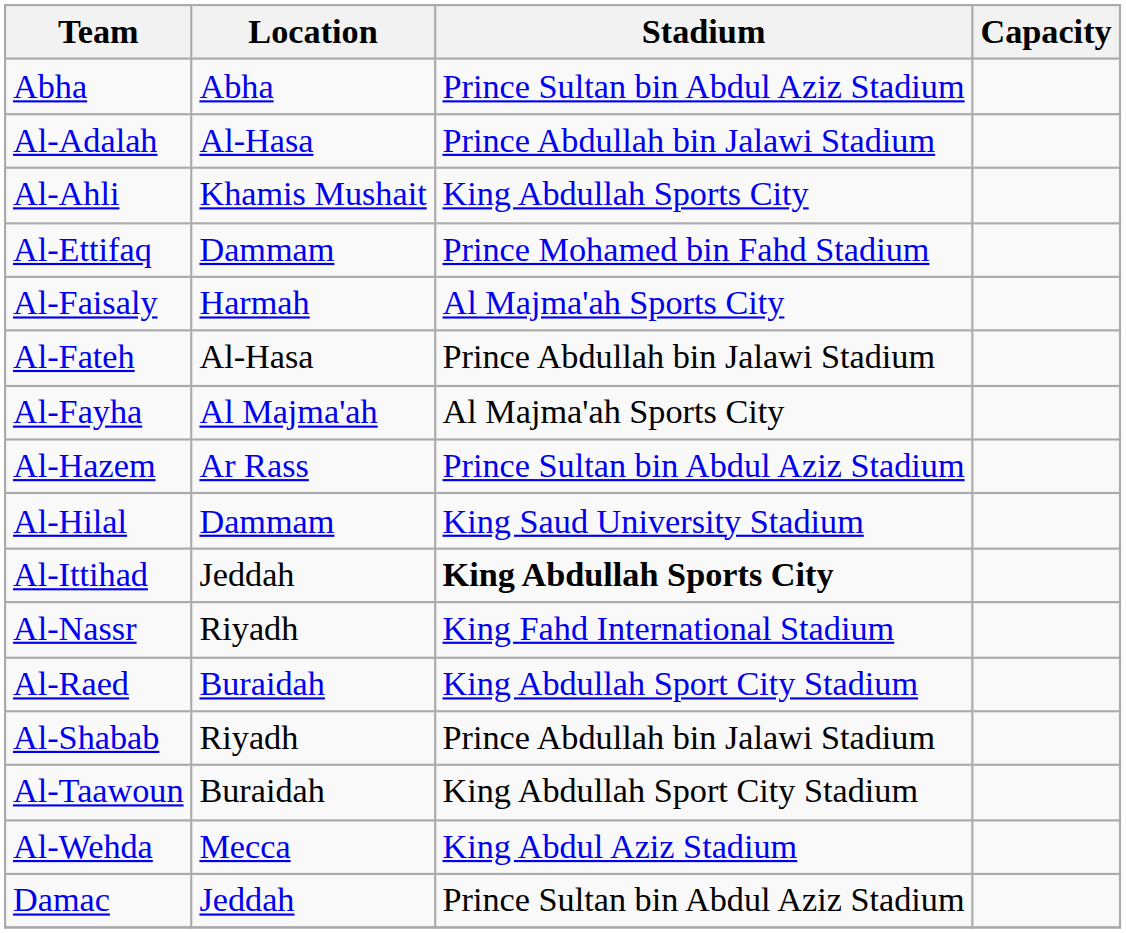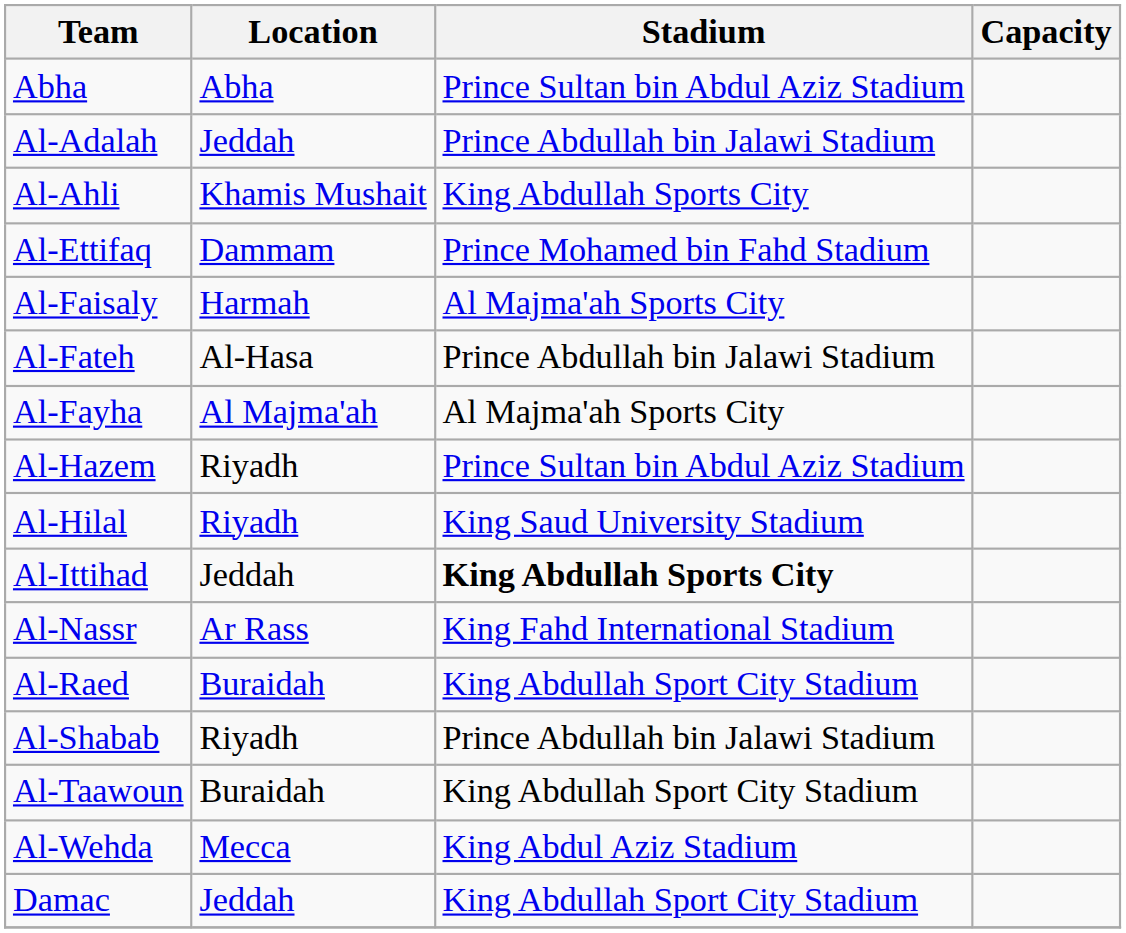(256, 140) Al-Hasa -> (247, 140) Jeddah
(254, 466) Ar Rass -> (249, 466) Riyadh
(267, 520) Dammam -> (249, 520) Riyadh
(249, 628) Riyadh -> (254, 628) Ar Rass
(704, 900) Prince Sultan bin Abdul Aziz Stadium -> (680, 900) King Abdullah Sport City Stadium
